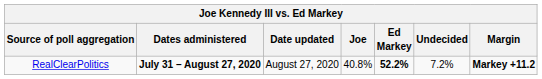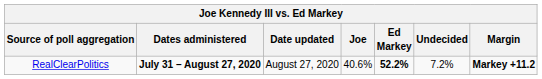(358, 66) 40.8% -> (358, 66) 40.6%
